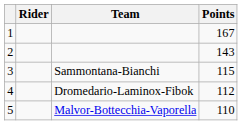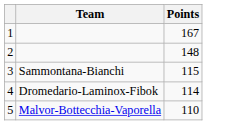- column: (34, 14)
(225, 52) 143 -> (190, 52) 148
(226, 91) 112 -> (190, 91) 114
